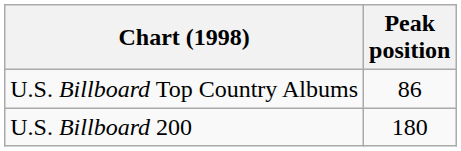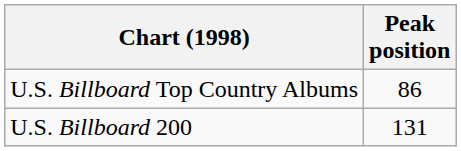(410, 126) 180 -> (410, 126) 131
